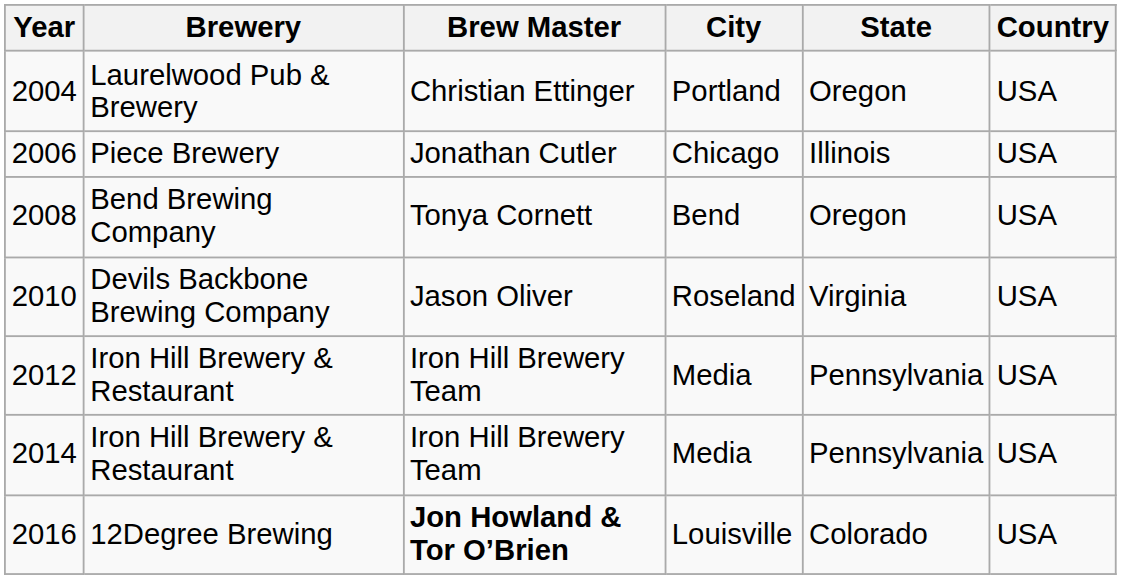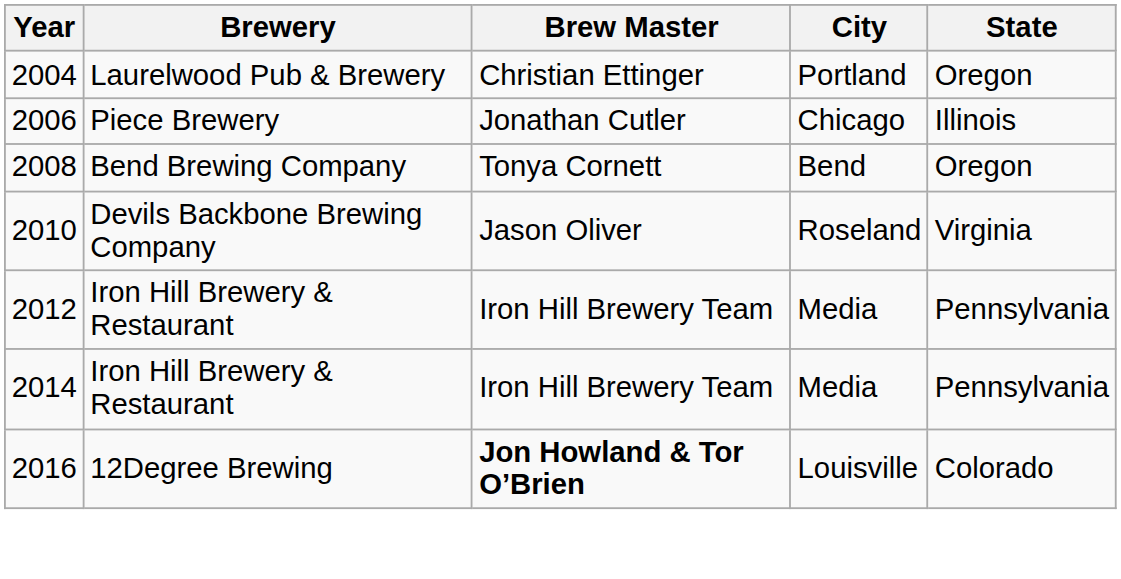- column: (1053, 27)
